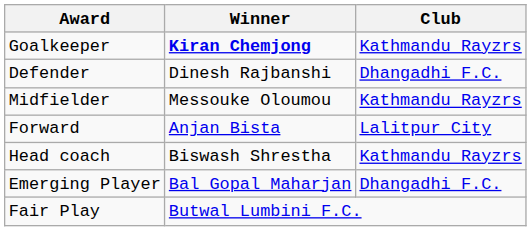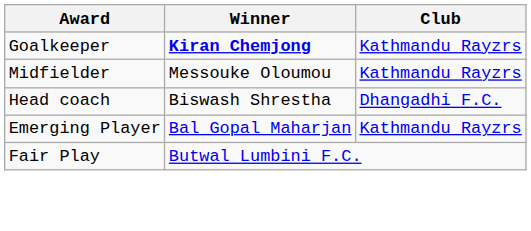- row: (49, 74)
- row: (44, 129)
(441, 156) Kathmandu Rayzrs -> (430, 101) Dhangadhi F.C.
(430, 184) Dhangadhi F.C. -> (441, 129) Kathmandu Rayzrs
